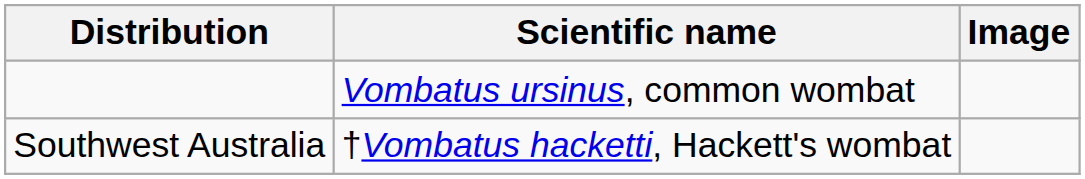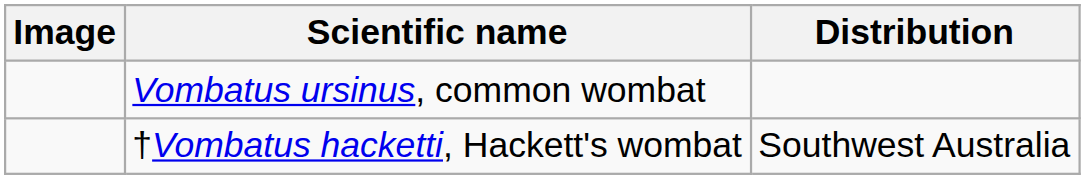columns swapped: (1019, 32) <-> (169, 32)
